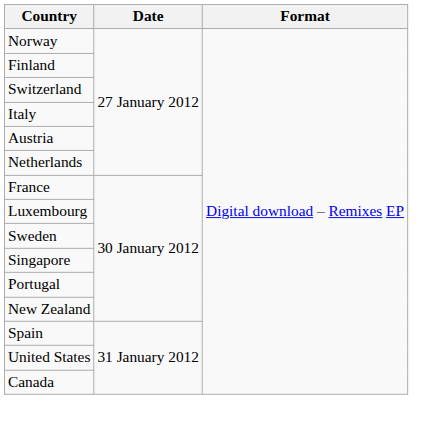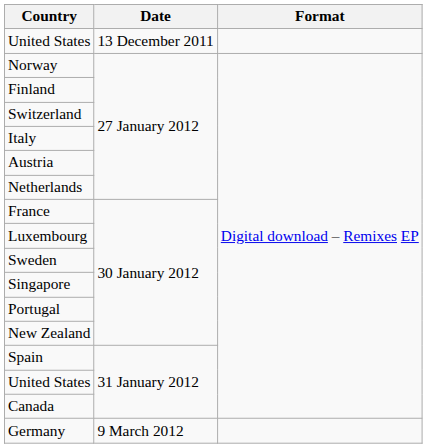+ row: (49, 41)
+ row: (37, 430)
